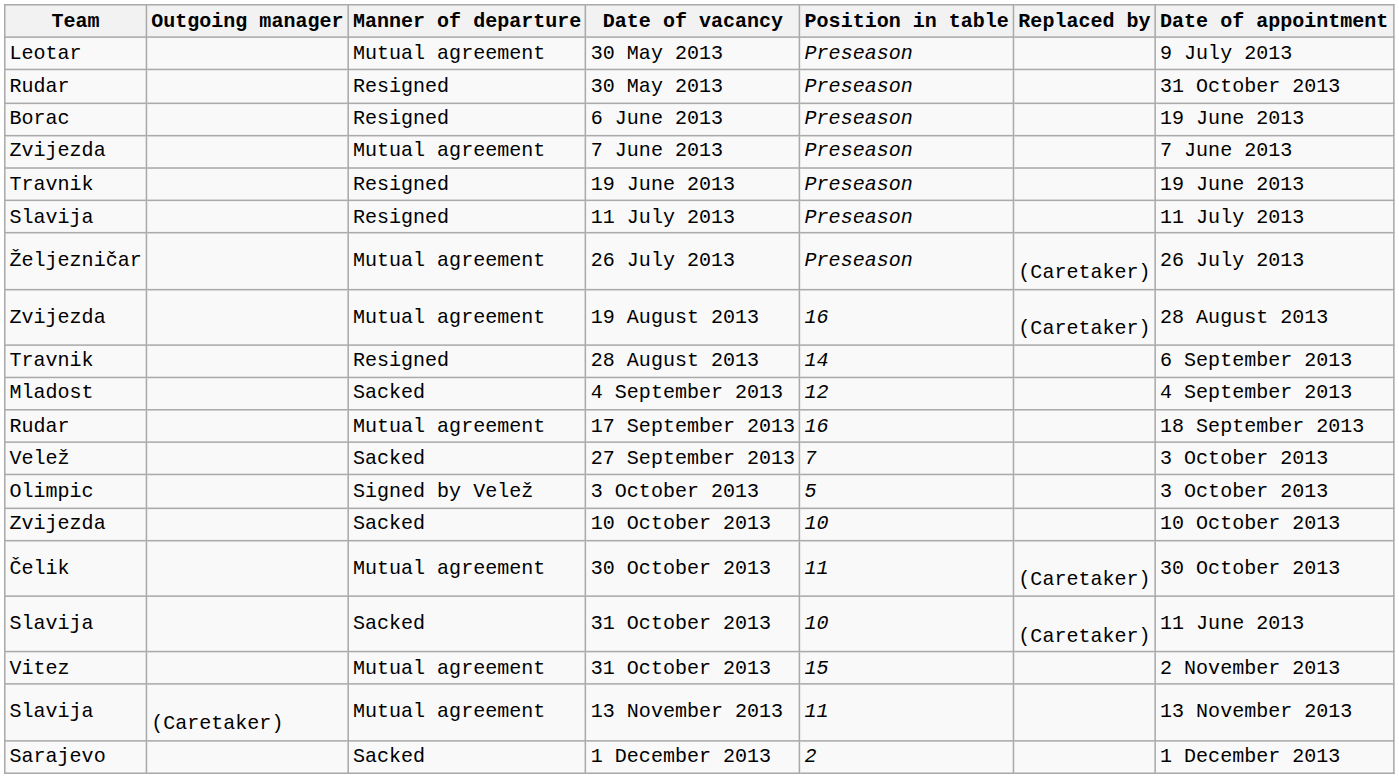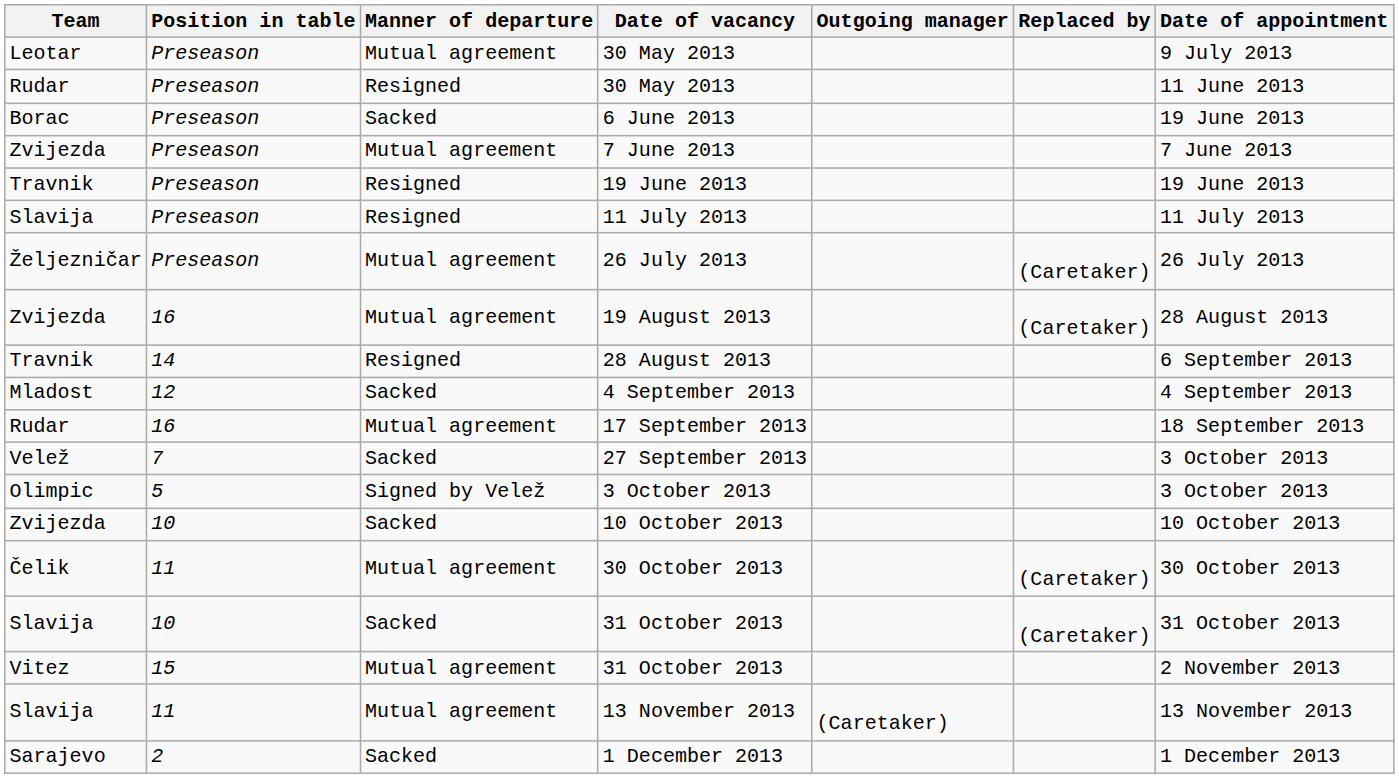columns swapped: (247, 21) <-> (907, 21)
(1250, 86) 31 October 2013 -> (1232, 86) 11 June 2013
(401, 119) Resigned -> (401, 119) Sacked
(1232, 624) 11 June 2013 -> (1250, 624) 31 October 2013
